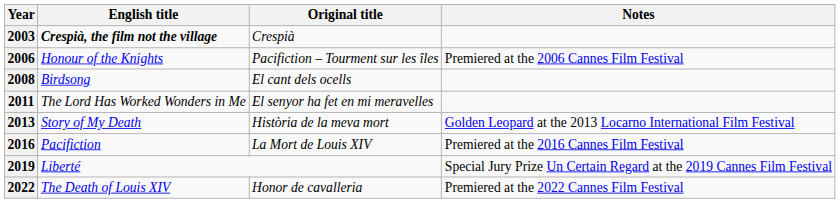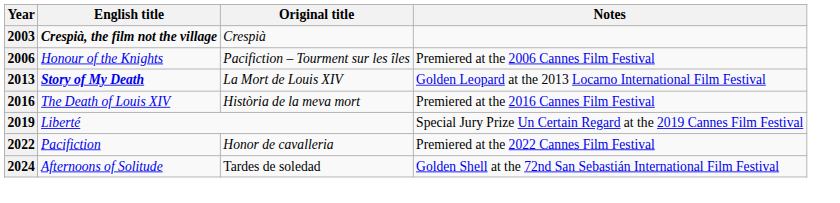- row: (21, 79)
- row: (21, 101)
(91, 123) normal -> (93, 79) bold
(320, 123) Història de la meva mort -> (283, 79) La Mort de Louis XIV
(71, 144) Pacifiction -> (106, 101) The Death of Louis XIV
(312, 144) La Mort de Louis XIV -> (292, 101) Història de la meva mort
(106, 187) The Death of Louis XIV -> (71, 144) Pacifiction
+ row: (21, 166)
